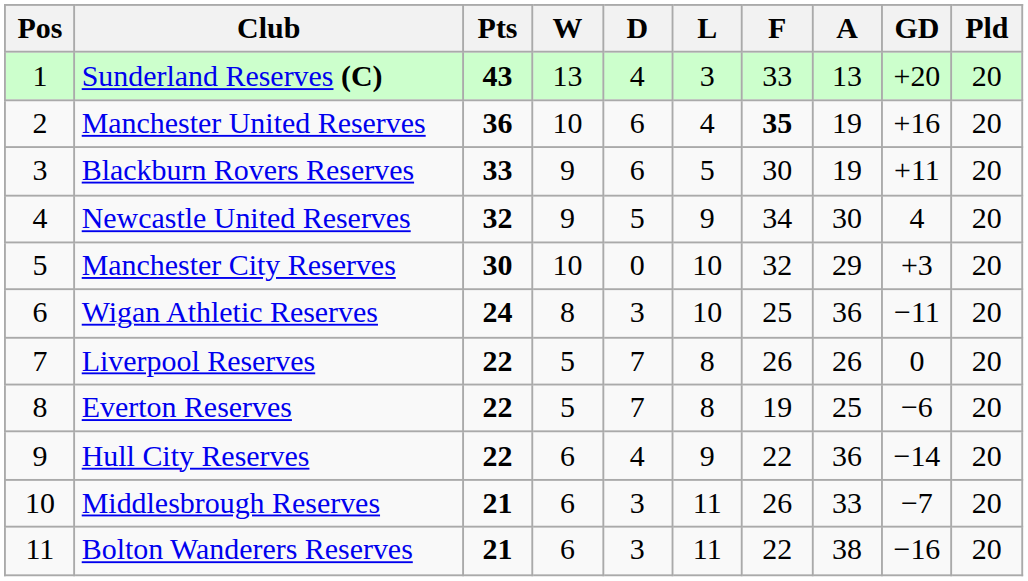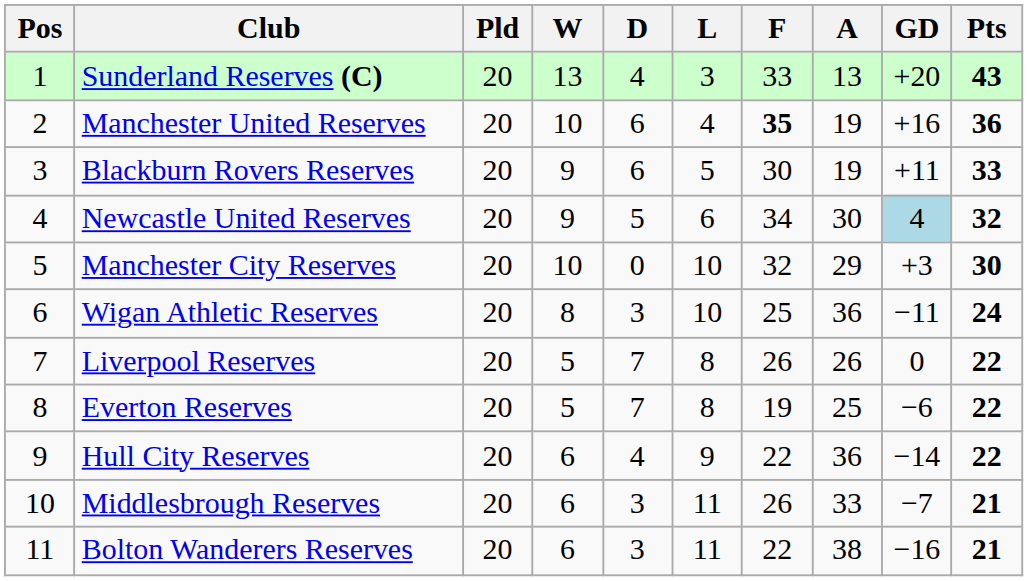columns swapped: (987, 28) <-> (498, 28)
(707, 218) 9 -> (707, 218) 6
(917, 218) no background -> (917, 218) lightblue background
